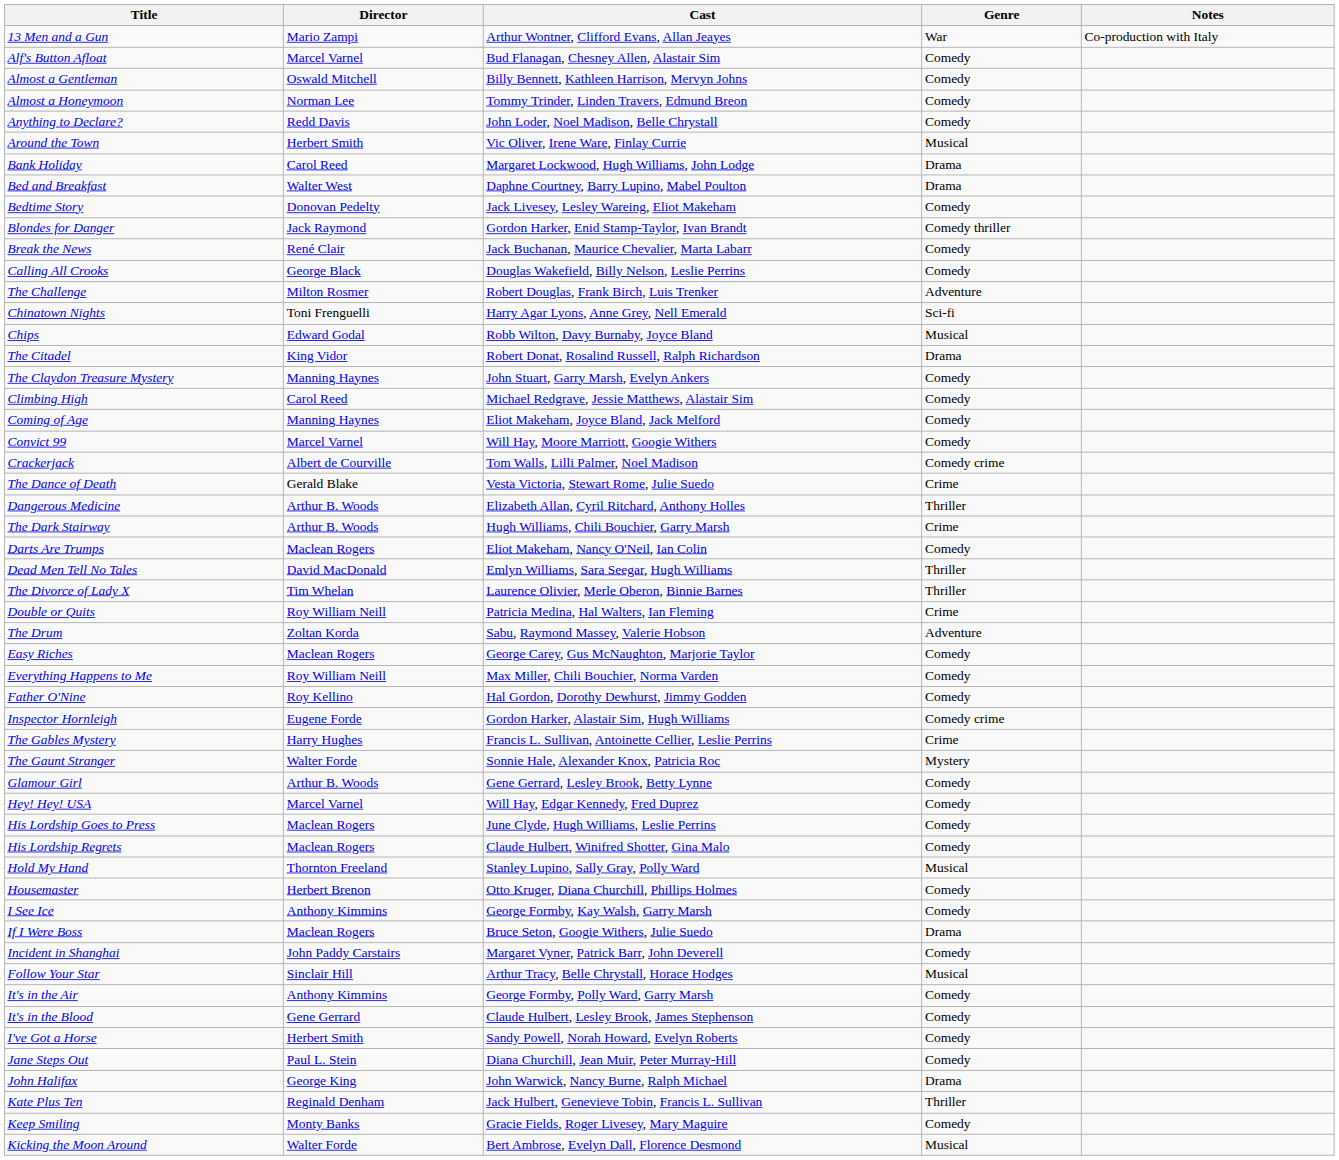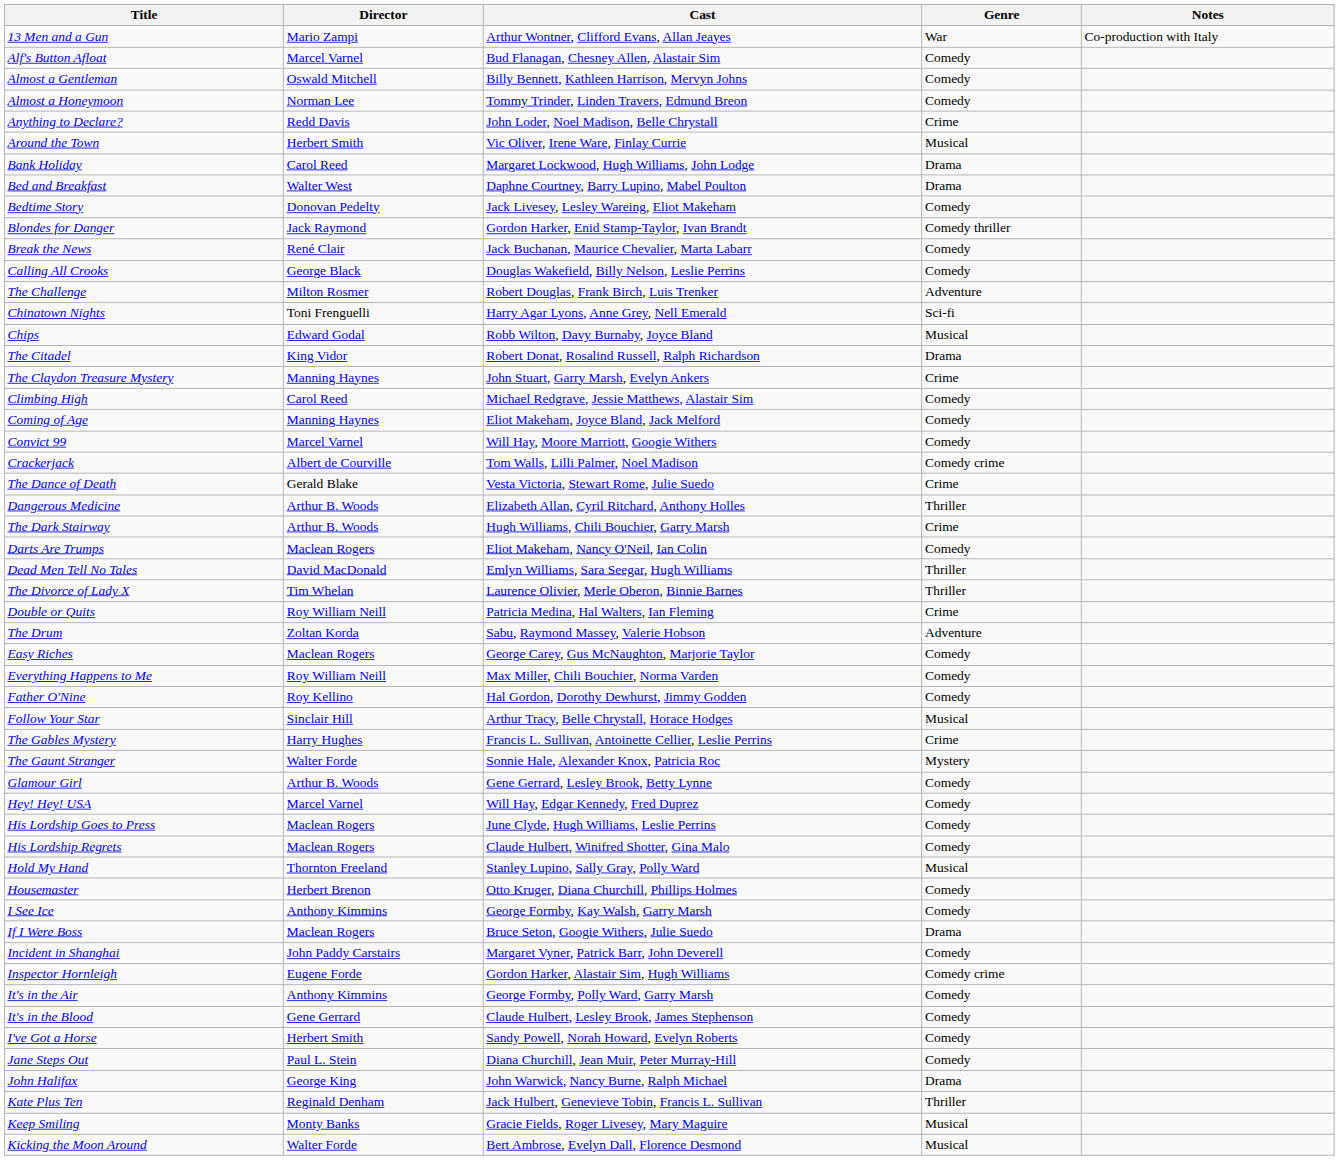(948, 121) Comedy -> (942, 121) Crime
(948, 377) Comedy -> (942, 377) Crime
rows swapped: (54, 974) <-> (62, 718)
(948, 1123) Comedy -> (947, 1123) Musical
